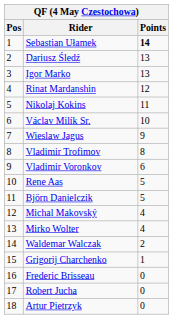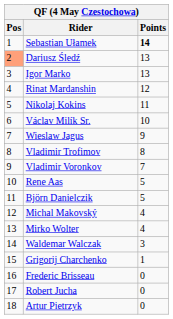(9, 58) no background -> (9, 58) lightsalmon background
(142, 167) 6 -> (142, 167) 7
(142, 244) 2 -> (142, 244) 3
